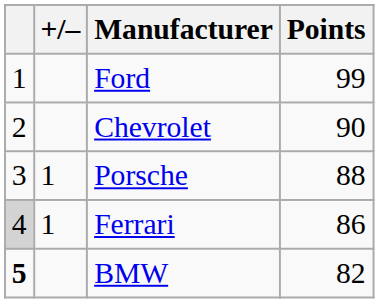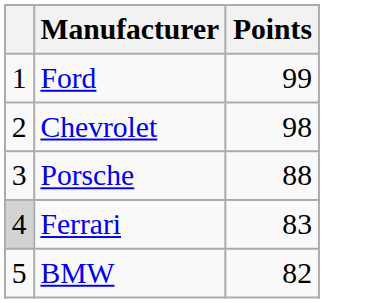- column: (60, 29)
(351, 126) 90 -> (297, 126) 98
(351, 224) 86 -> (297, 224) 83
(19, 273) bold -> (19, 273) normal
